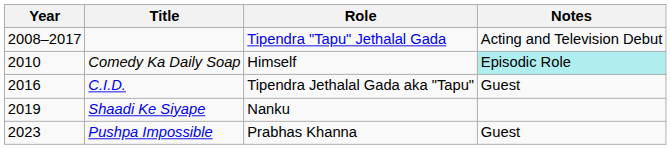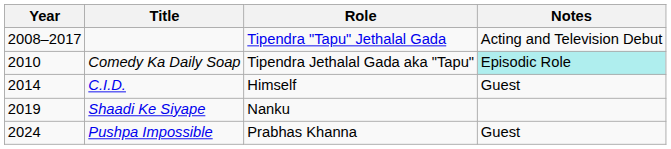(272, 62) Himself -> (361, 62) Tipendra Jethalal Gada aka "Tapu"
(24, 86) 2016 -> (24, 86) 2014
(361, 86) Tipendra Jethalal Gada aka "Tapu" -> (272, 86) Himself
(24, 132) 2023 -> (24, 132) 2024
